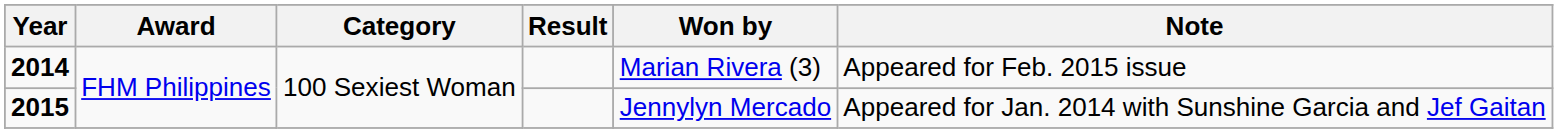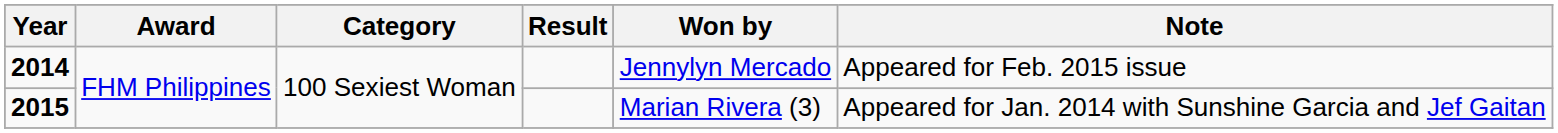(720, 67) Marian Rivera (3) -> (725, 67) Jennylyn Mercado
(725, 108) Jennylyn Mercado -> (720, 108) Marian Rivera (3)
